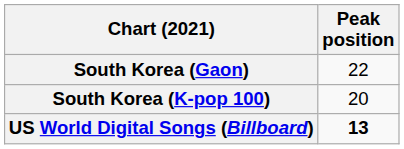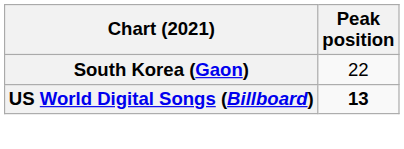- row: (161, 98)
